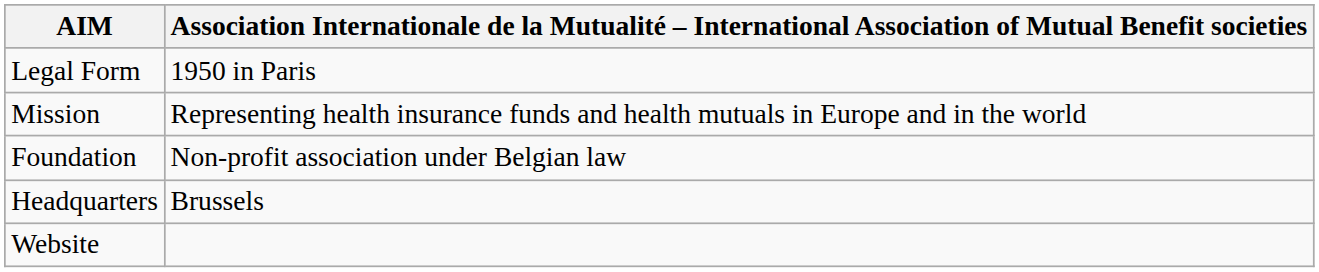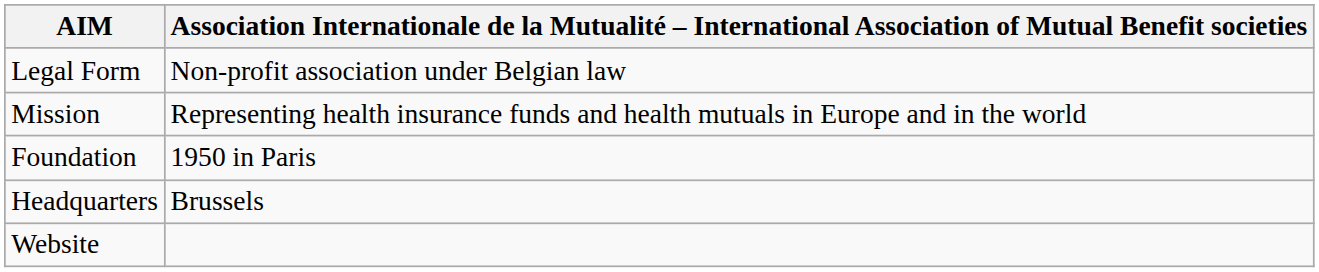(243, 69) 1950 in Paris -> (398, 69) Non-profit association under Belgian law
(398, 157) Non-profit association under Belgian law -> (243, 157) 1950 in Paris
